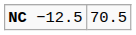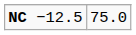(108, 17) 70.5 -> (108, 17) 75.0
